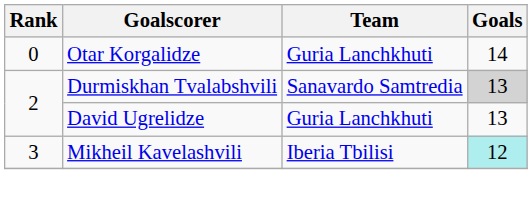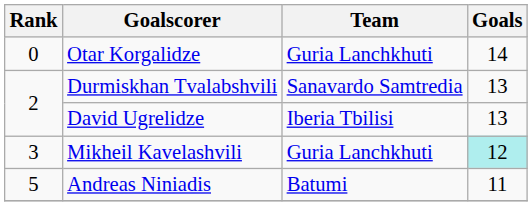(497, 86) lightgrey background -> (497, 86) no background
(360, 119) Guria Lanchkhuti -> (340, 119) Iberia Tbilisi
(340, 151) Iberia Tbilisi -> (360, 151) Guria Lanchkhuti
+ row: (139, 184)
